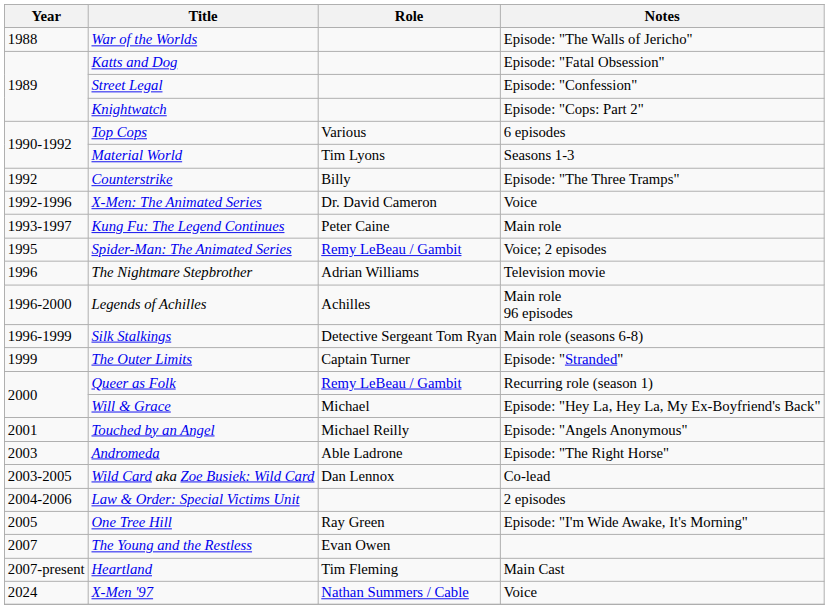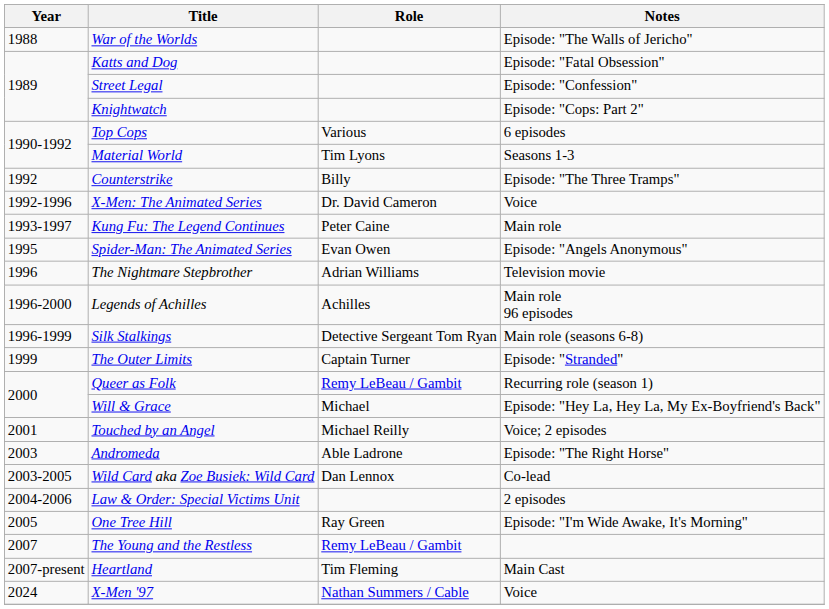(391, 249) Remy LeBeau / Gambit -> (356, 249) Evan Owen
(555, 249) Voice; 2 episodes -> (596, 249) Episode: "Angels Anonymous"
(596, 429) Episode: "Angels Anonymous" -> (555, 429) Voice; 2 episodes
(356, 546) Evan Owen -> (391, 546) Remy LeBeau / Gambit
